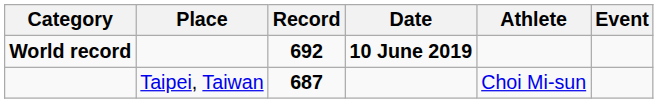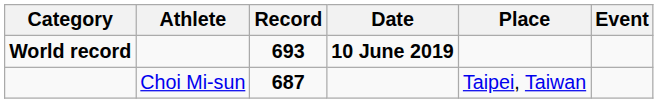columns swapped: (534, 20) <-> (202, 20)
(307, 51) 692 -> (288, 51) 693
